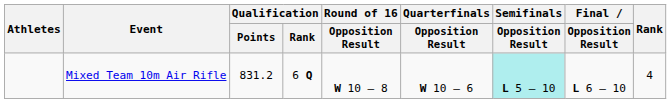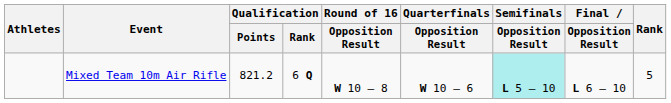(256, 75) 831.2 -> (256, 75) 821.2
(650, 75) 4 -> (650, 75) 5
